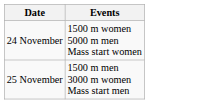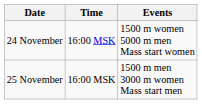+ column: (91, 12)
